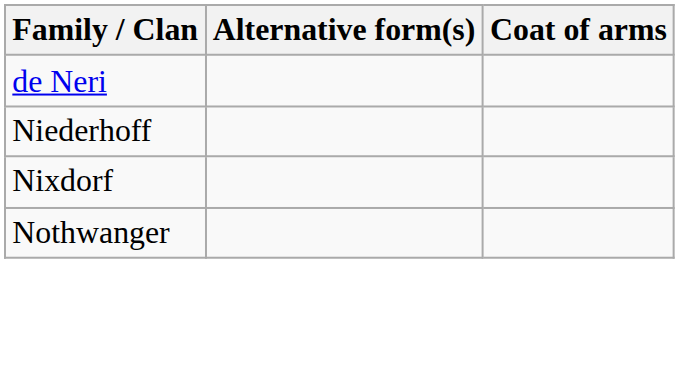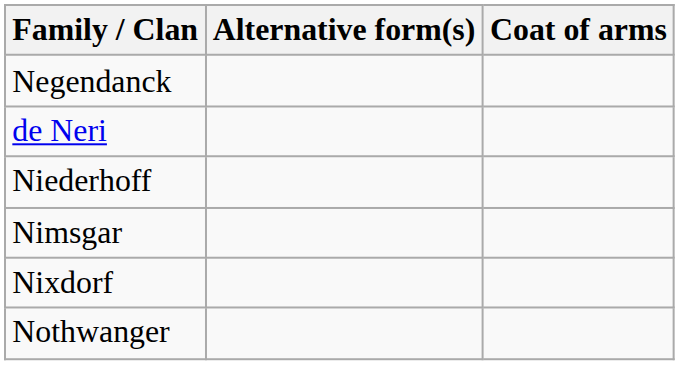+ row: (92, 80)
+ row: (67, 231)
